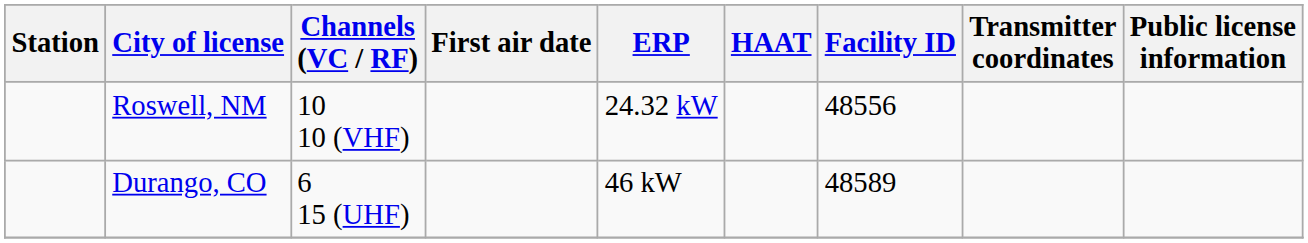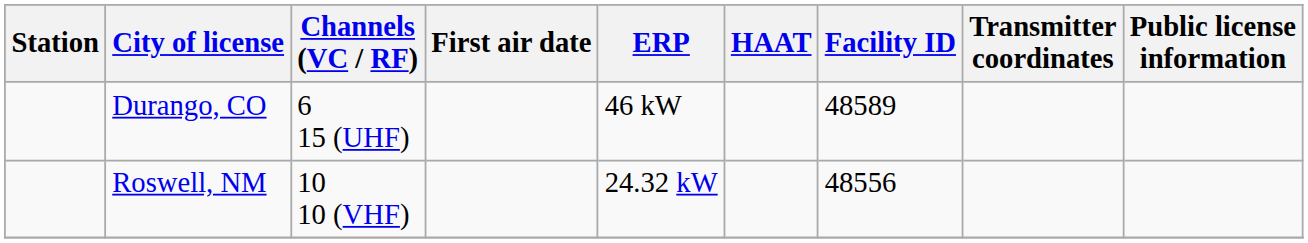rows swapped: (189, 104) <-> (189, 182)
